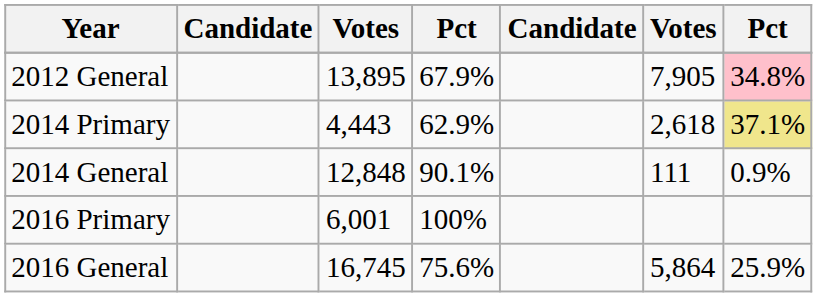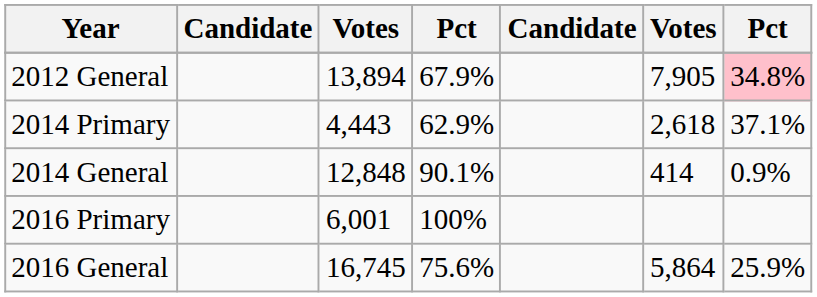(366, 76) 13,895 -> (366, 76) 13,894
(768, 124) khaki background -> (768, 124) no background
(671, 172) 111 -> (672, 172) 414
